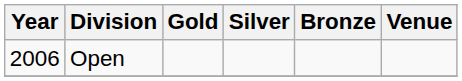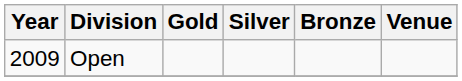(35, 57) 2006 -> (35, 57) 2009
